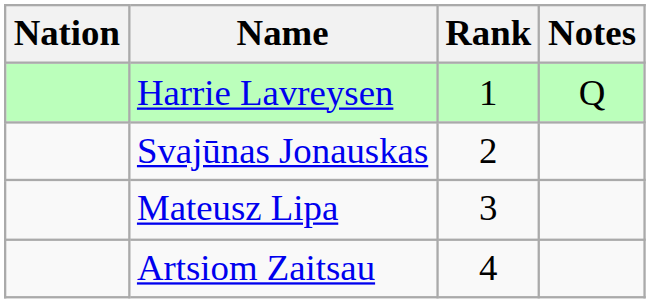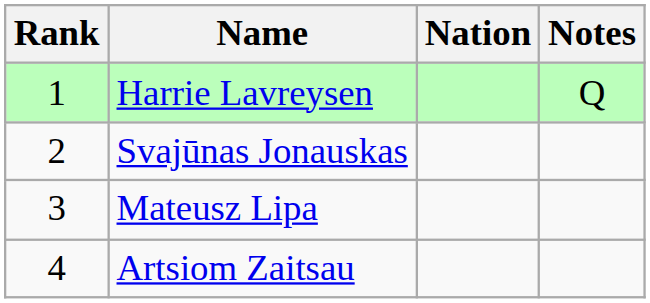columns swapped: (488, 33) <-> (67, 33)
